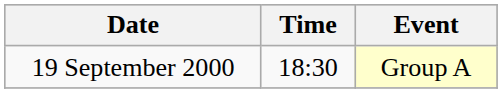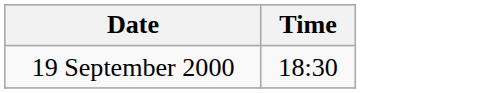- column: (426, 25)
